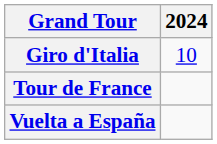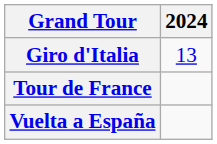(186, 54) 10 -> (186, 54) 13
